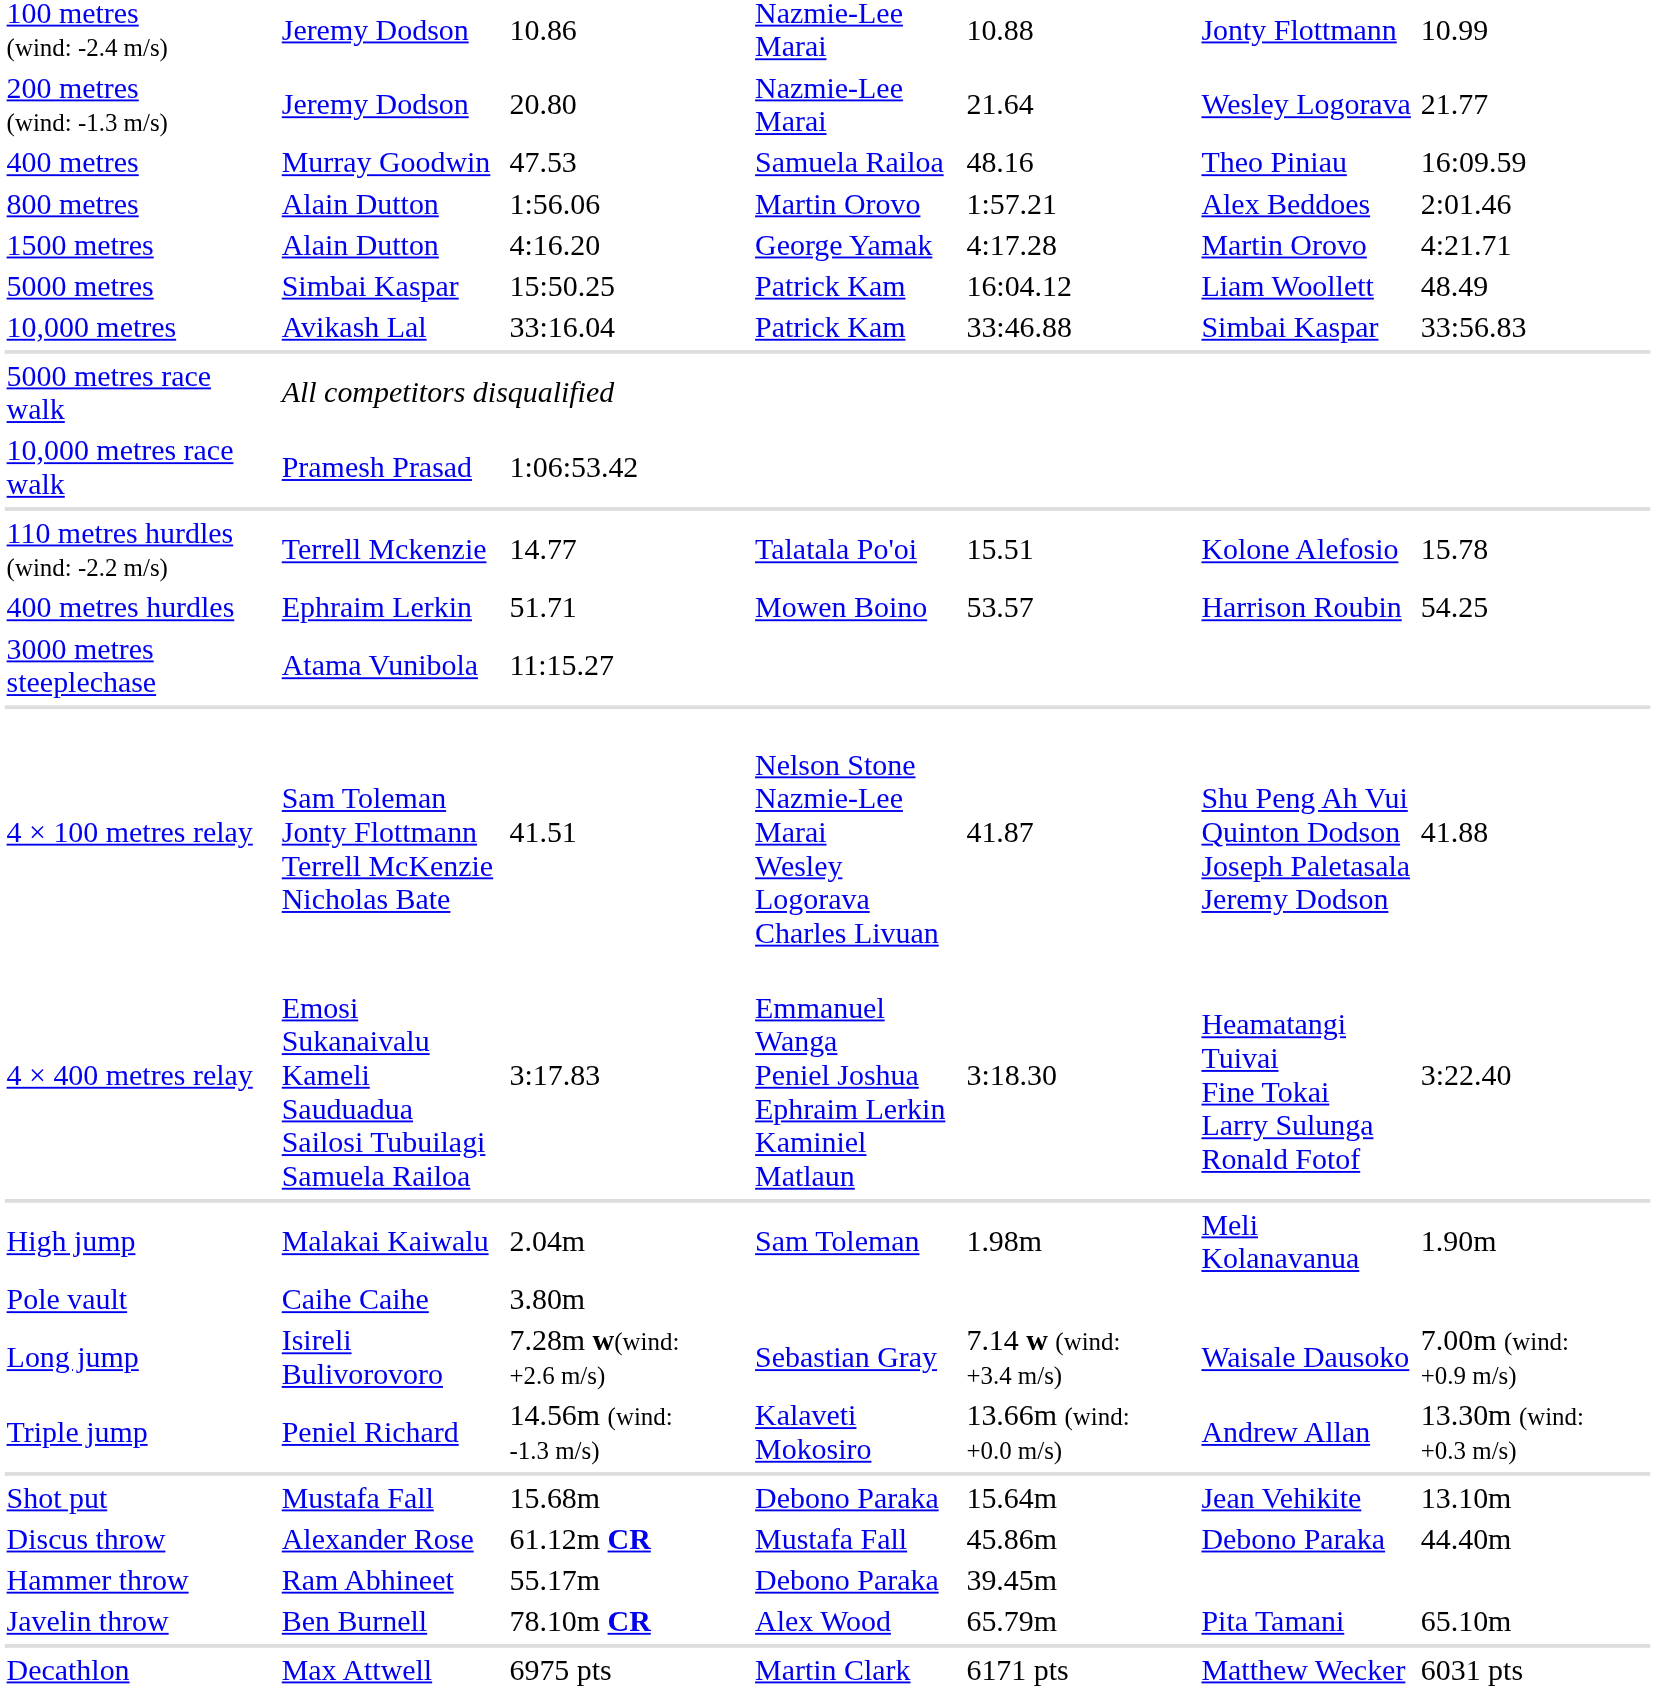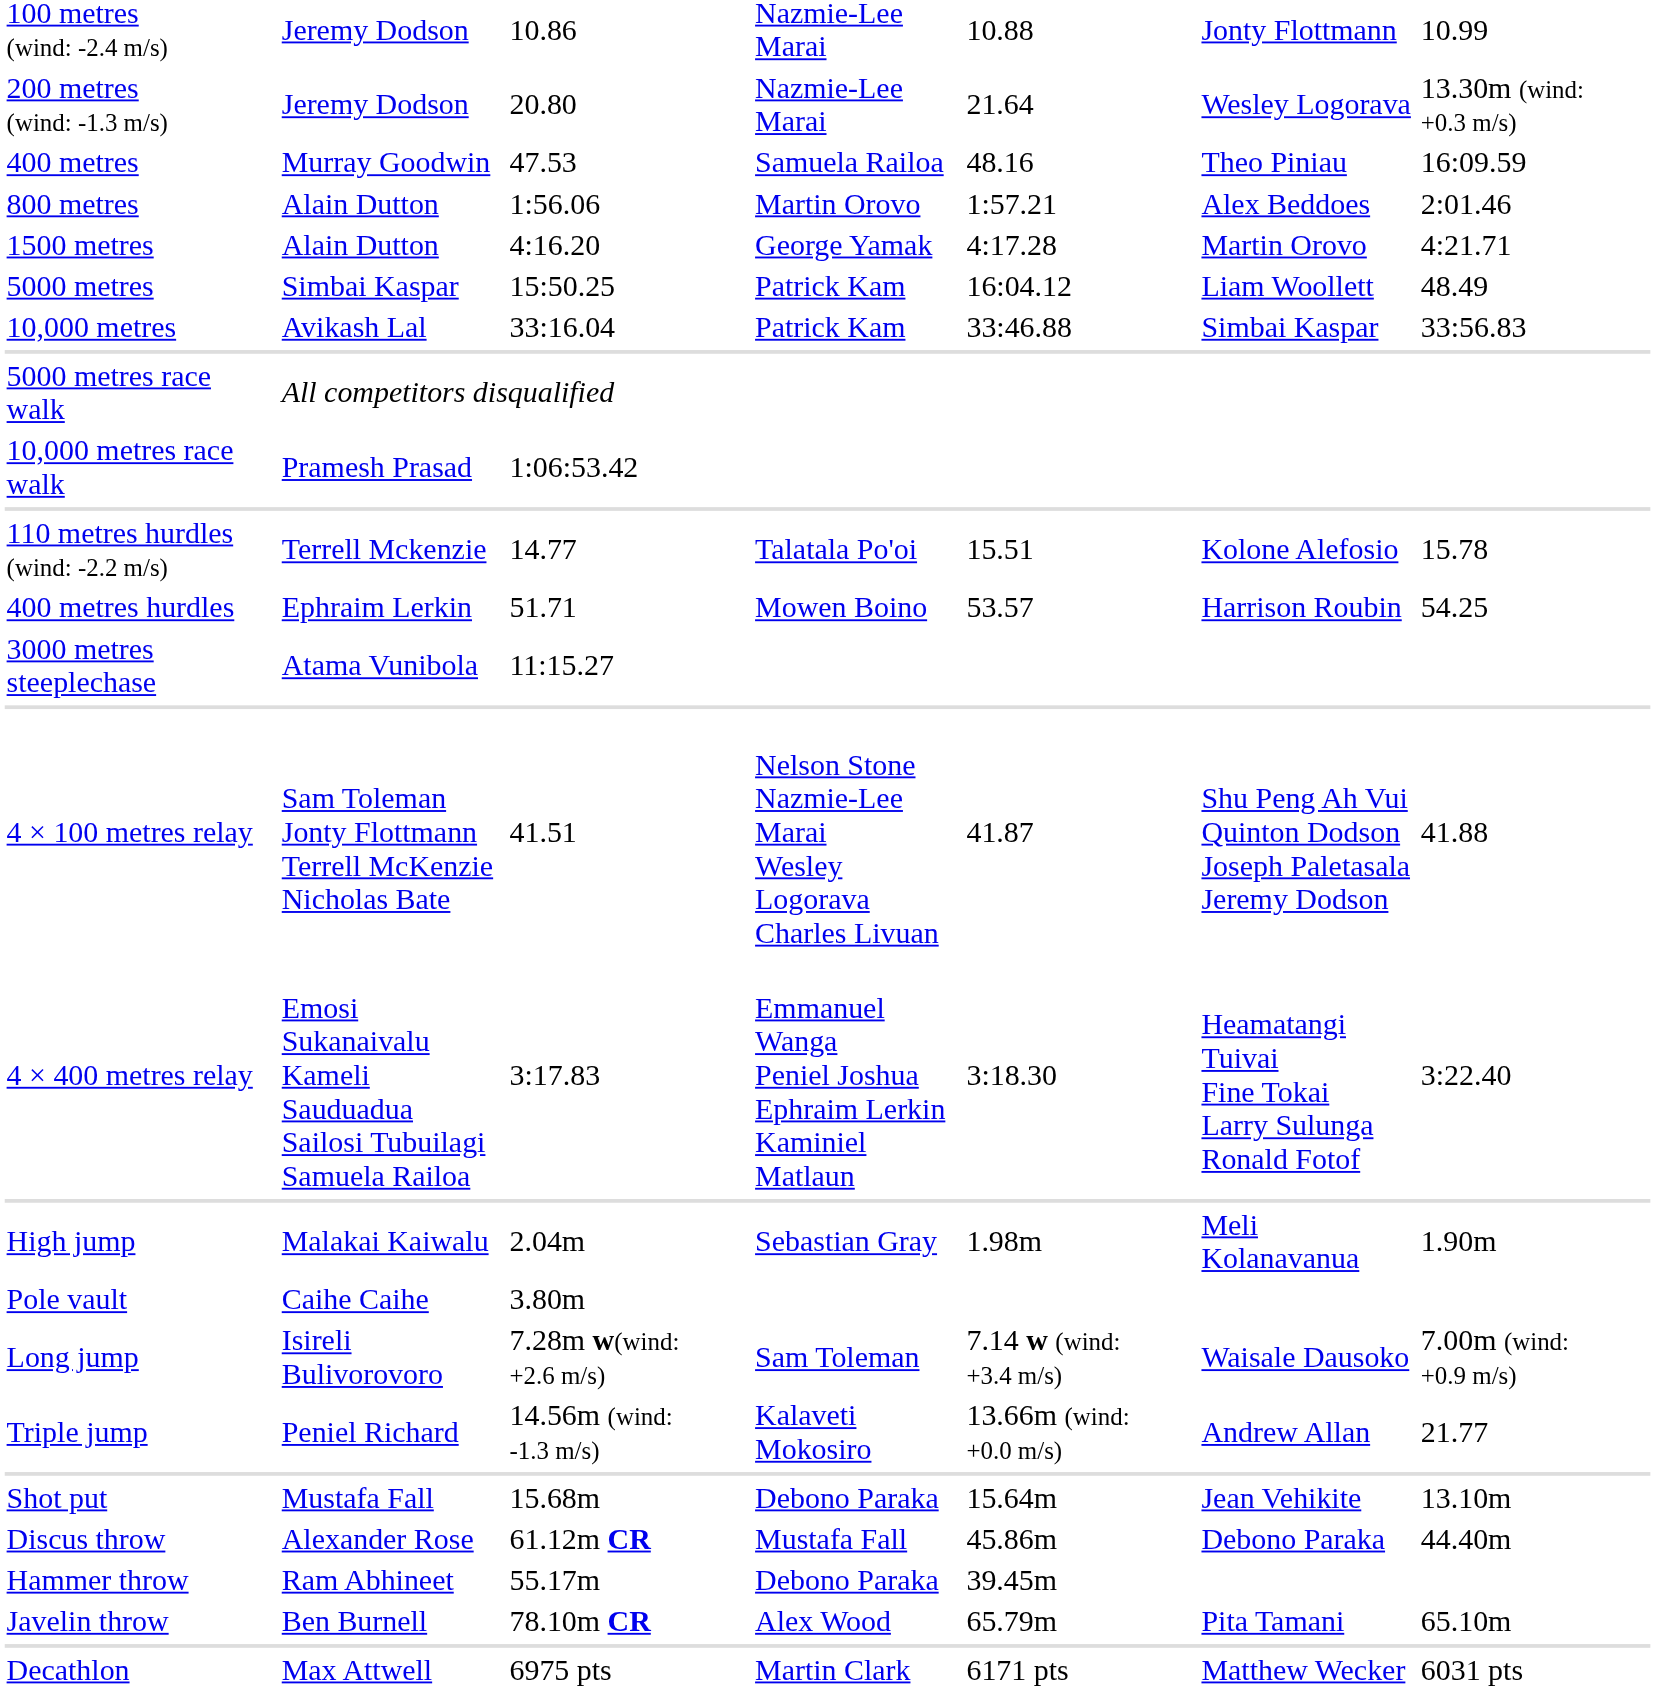(1454, 104) 21.77 -> (1502, 104) 13.30m (wind: +0.3 m/s)
(837, 1241) Sam Toleman -> (846, 1241) Sebastian Gray
(846, 1357) Sebastian Gray -> (837, 1357) Sam Toleman
(1502, 1432) 13.30m (wind: +0.3 m/s) -> (1454, 1432) 21.77
